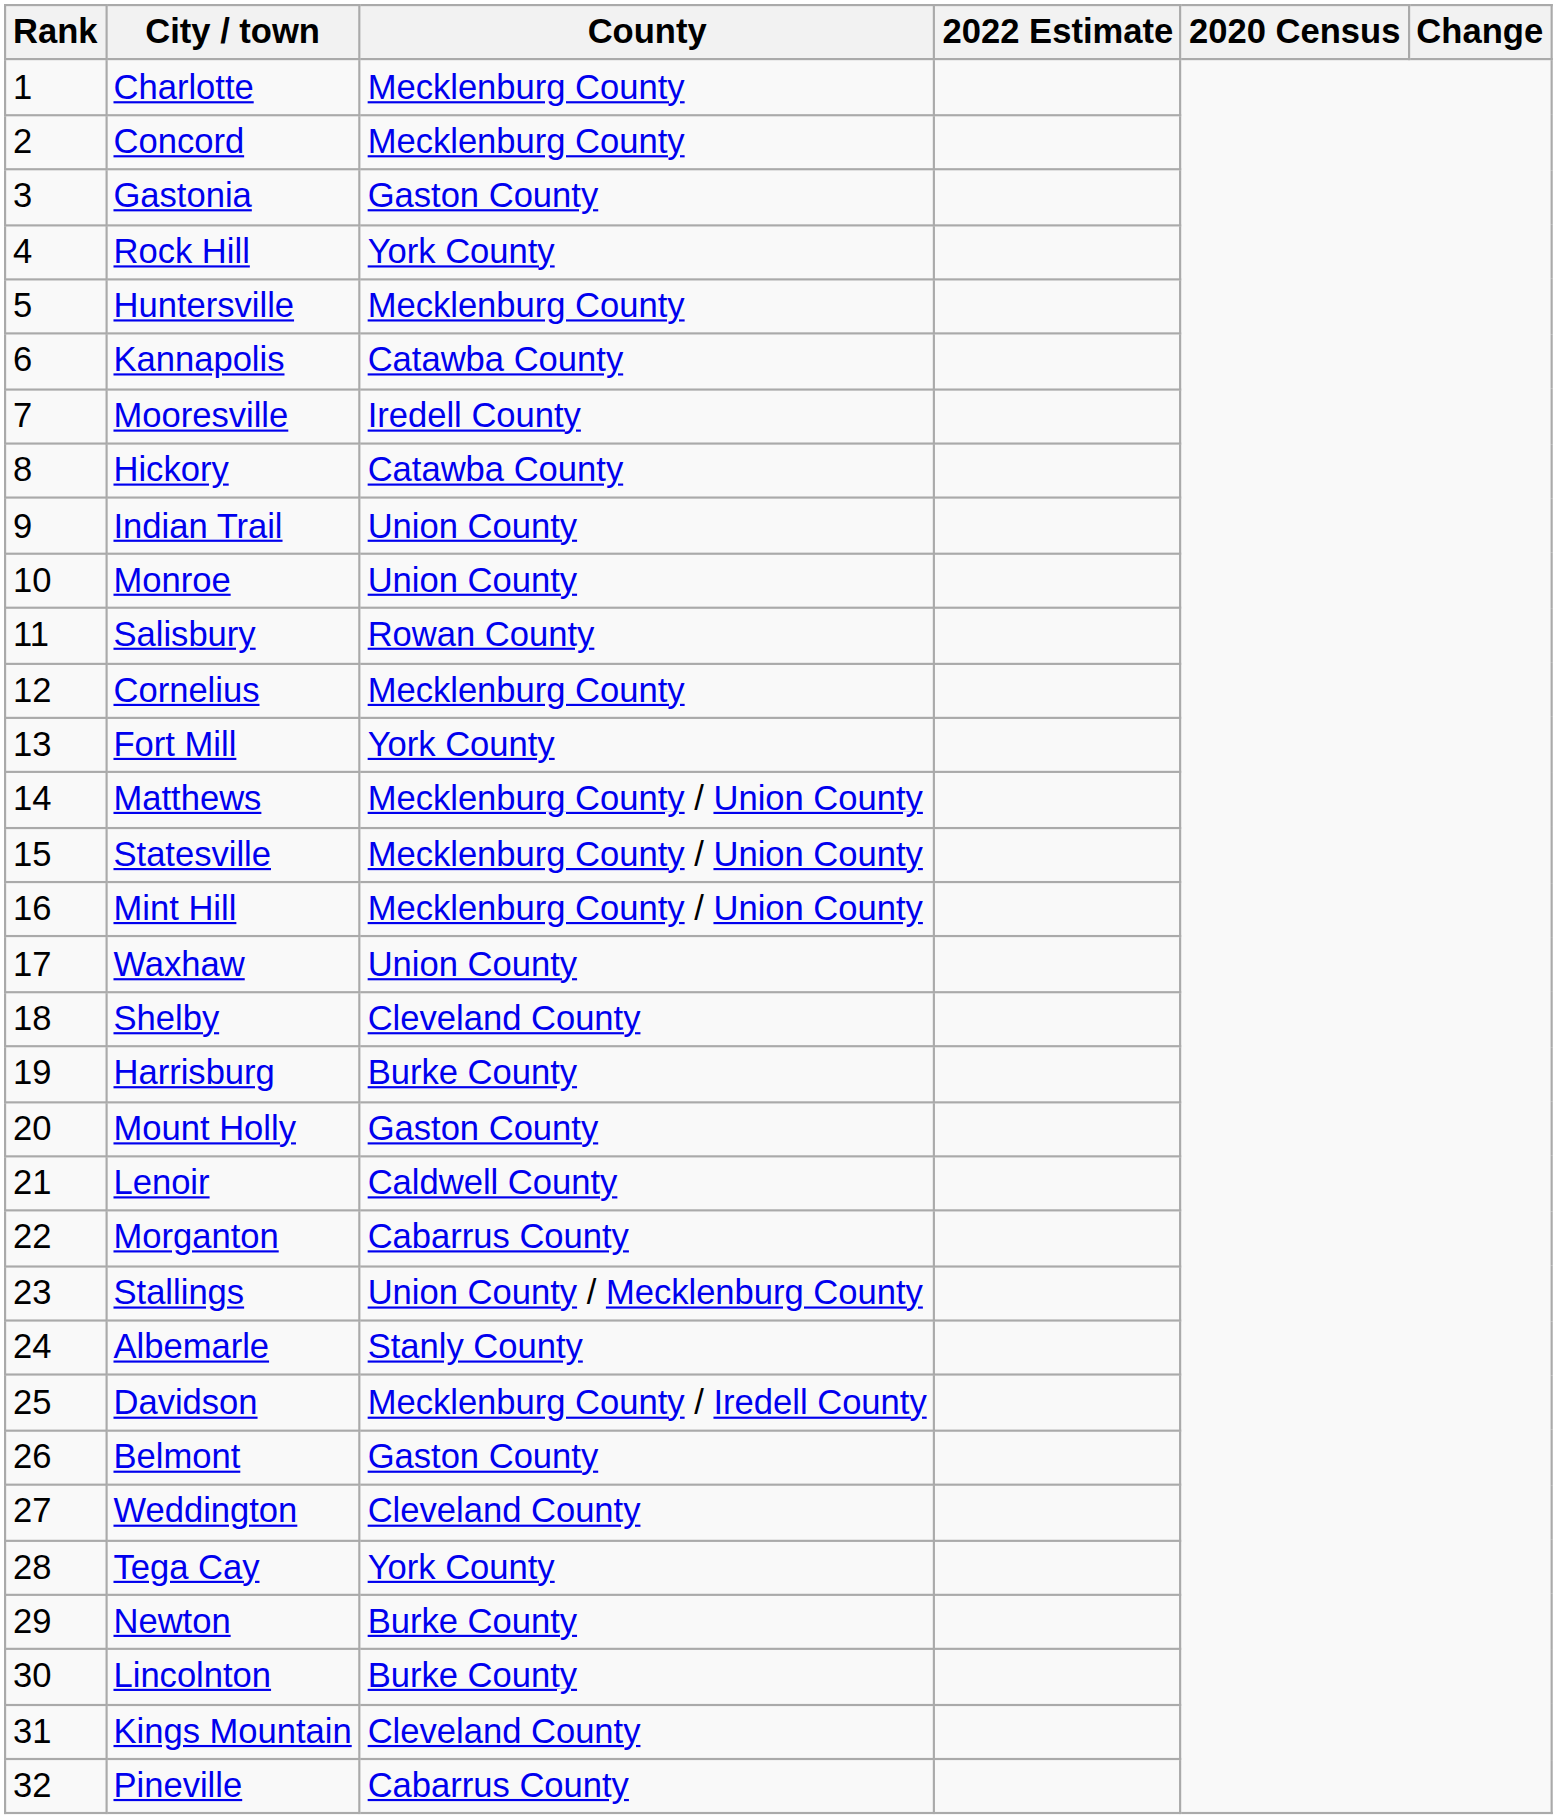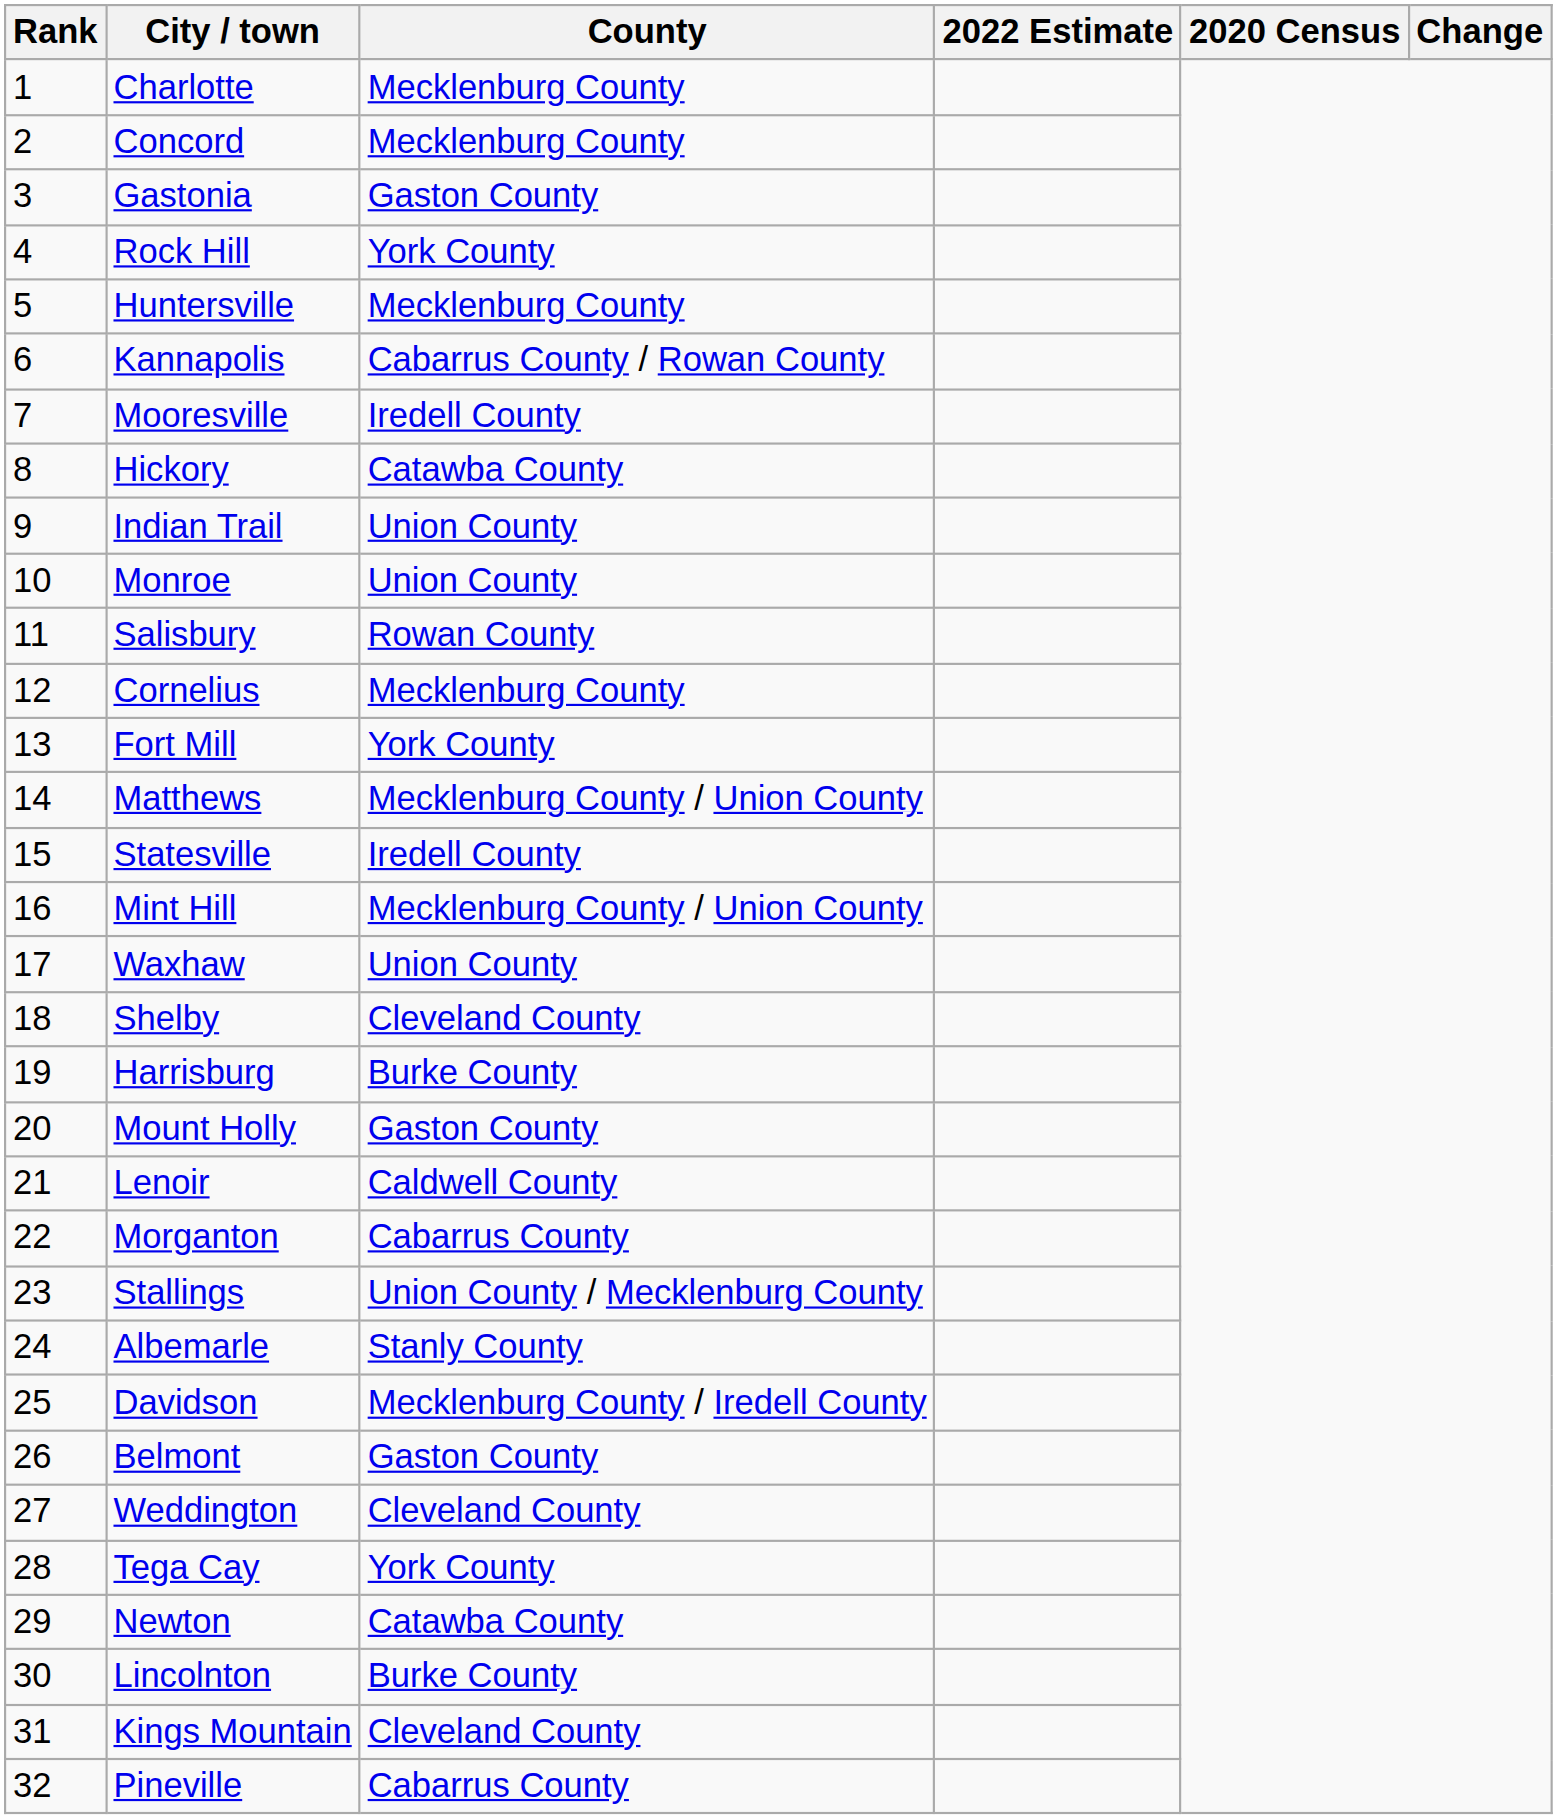(495, 360) Catawba County -> (626, 360) Cabarrus County / Rowan County
(645, 854) Mecklenburg County / Union County -> (474, 854) Iredell County
(472, 1621) Burke County -> (495, 1621) Catawba County
